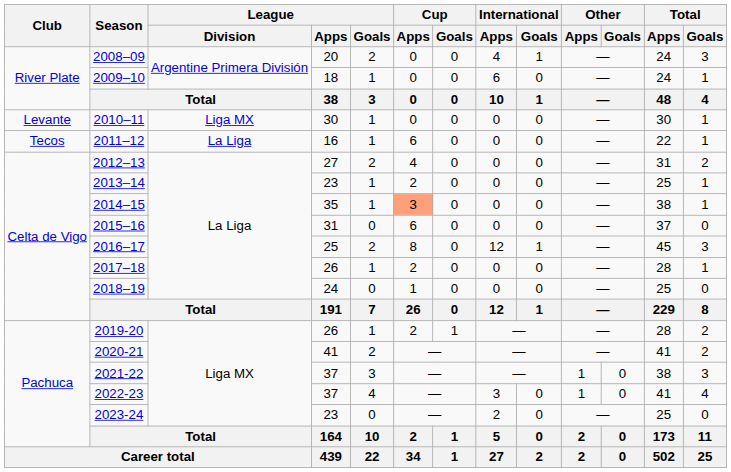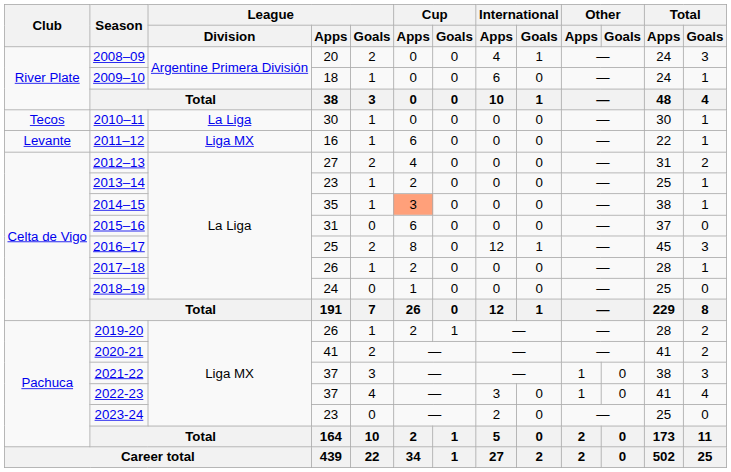(47, 120) Levante -> (47, 120) Tecos
(230, 120) Liga MX -> (230, 120) La Liga
(47, 141) Tecos -> (47, 141) Levante
(230, 141) La Liga -> (230, 141) Liga MX
